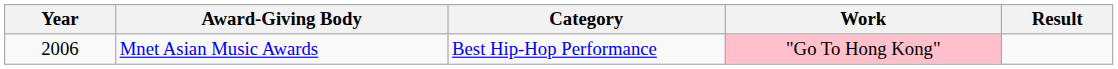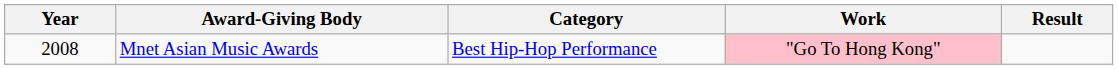(60, 49) 2006 -> (60, 49) 2008
